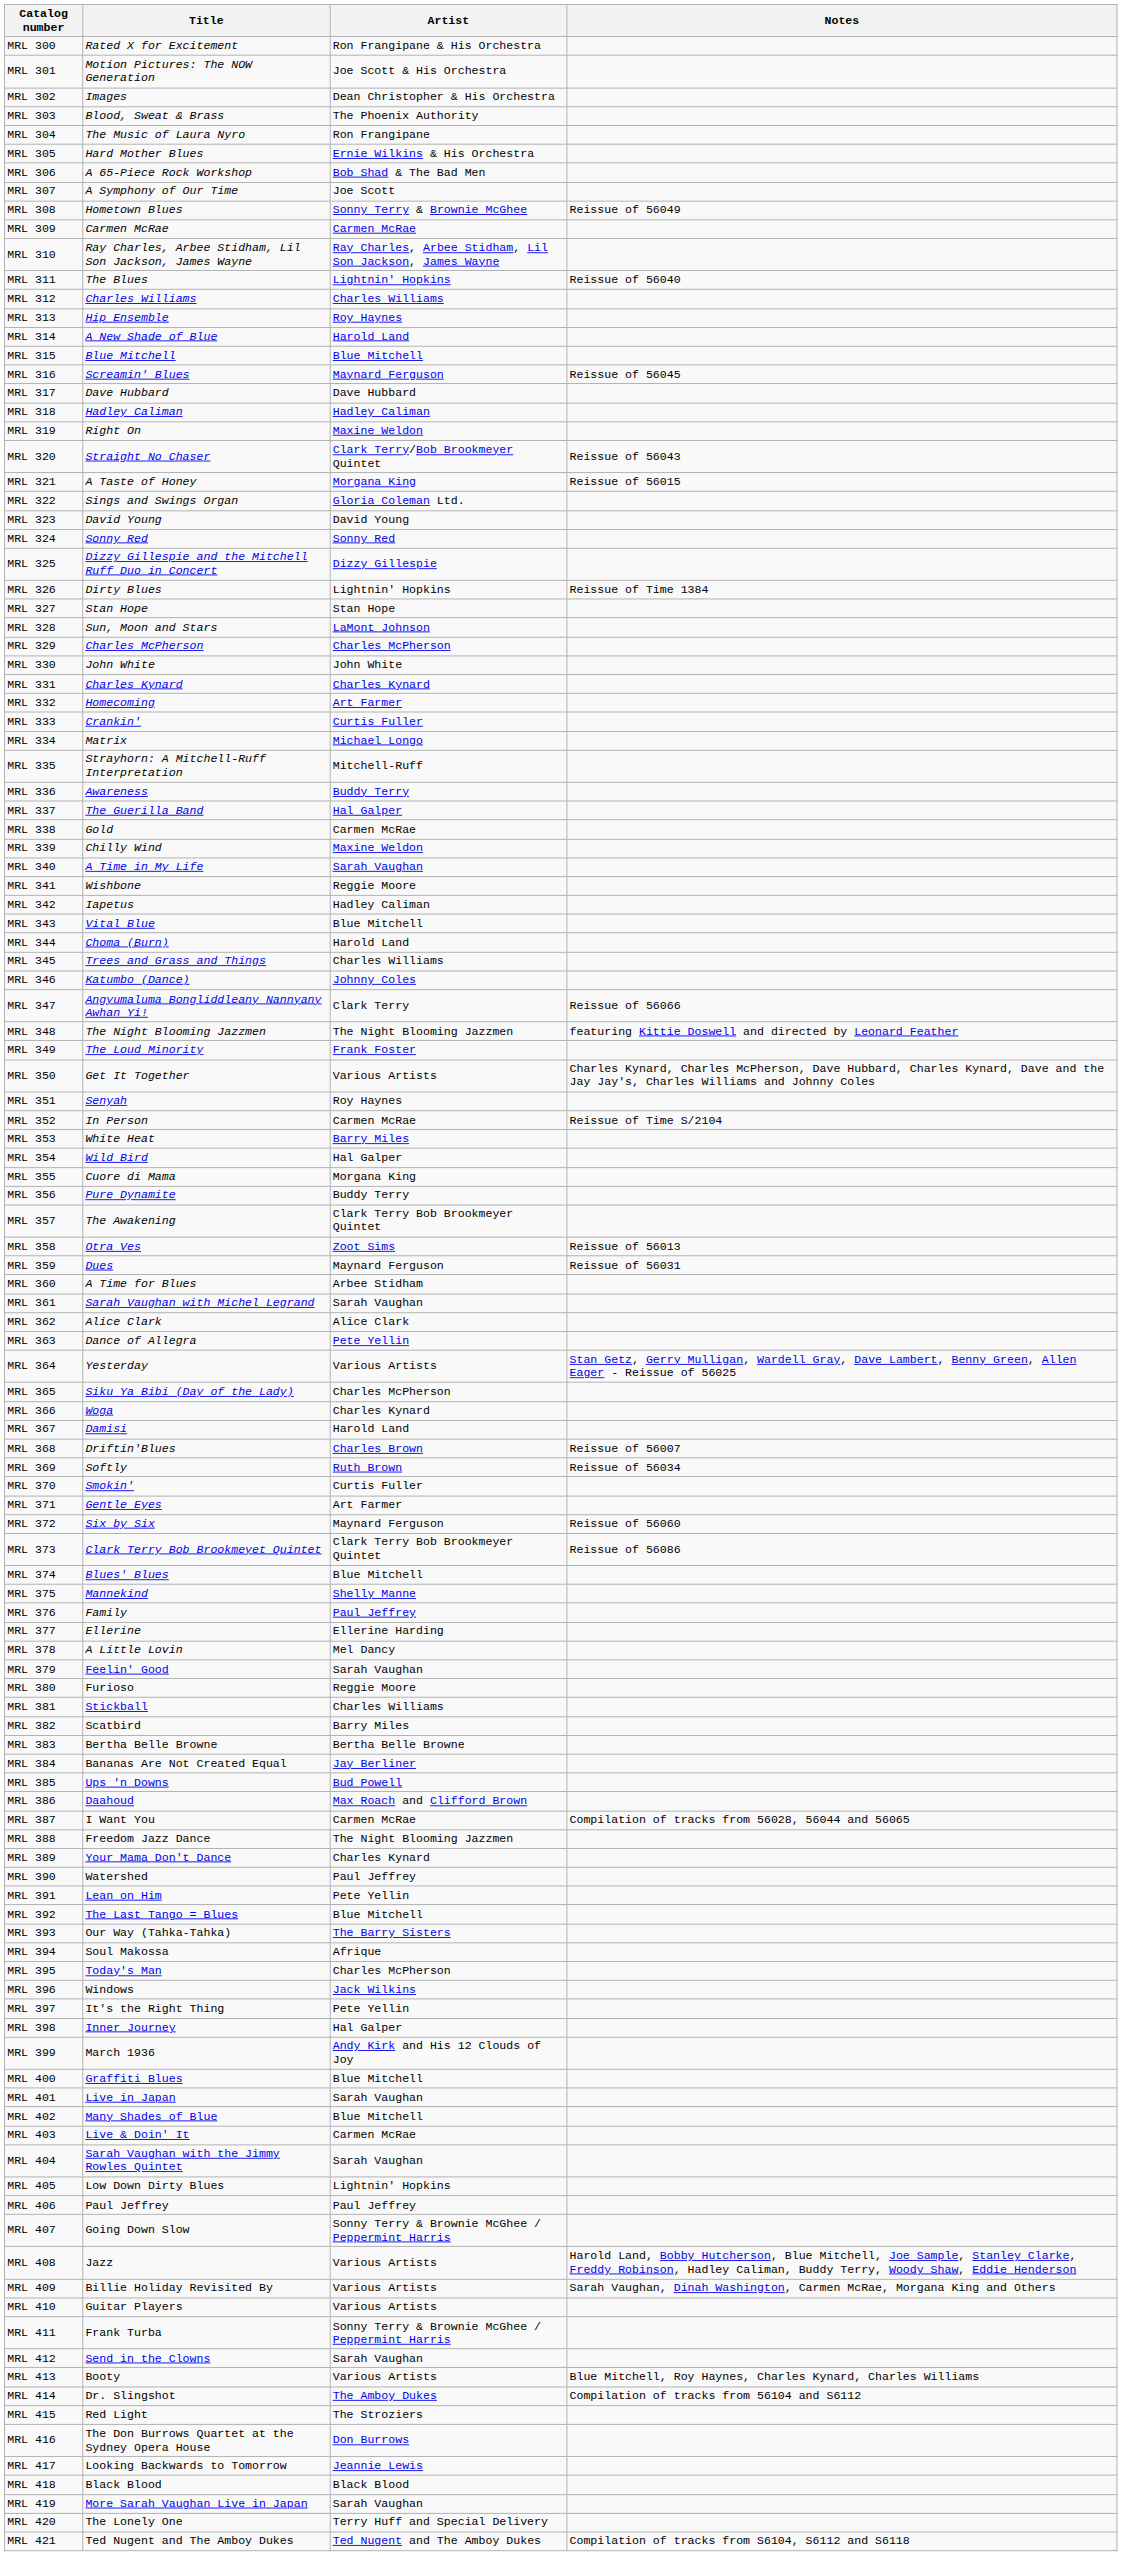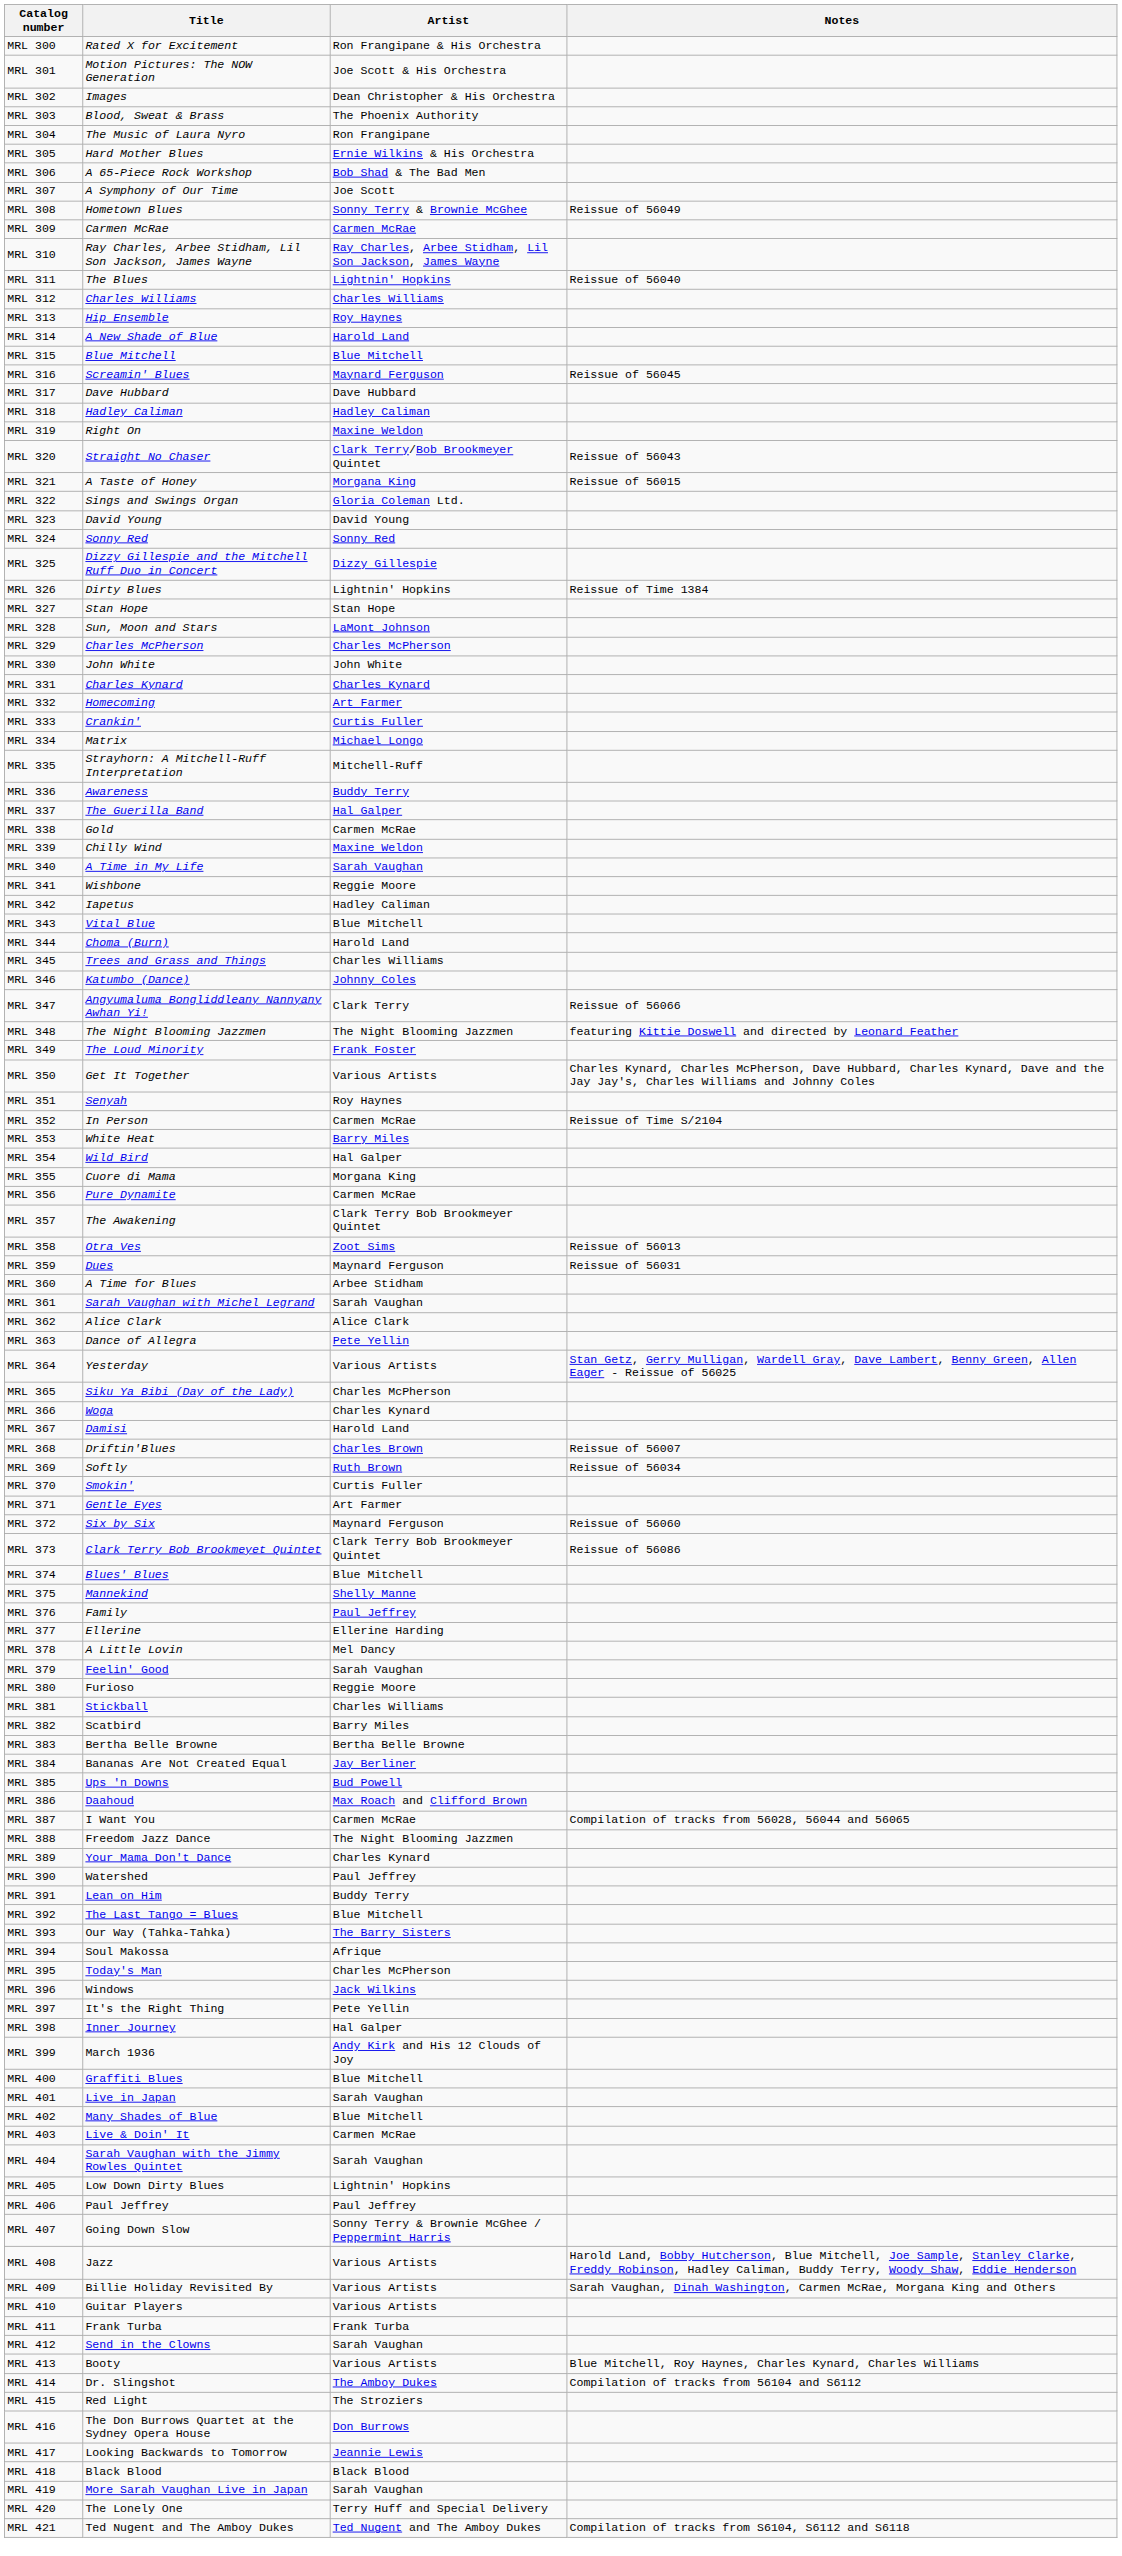(371, 1196) Buddy Terry -> (374, 1196) Carmen McRae
(371, 1896) Pete Yellin -> (371, 1896) Buddy Terry
(437, 2333) Sonny Terry & Brownie McGhee / Peppermint Harris -> (371, 2326) Frank Turba
